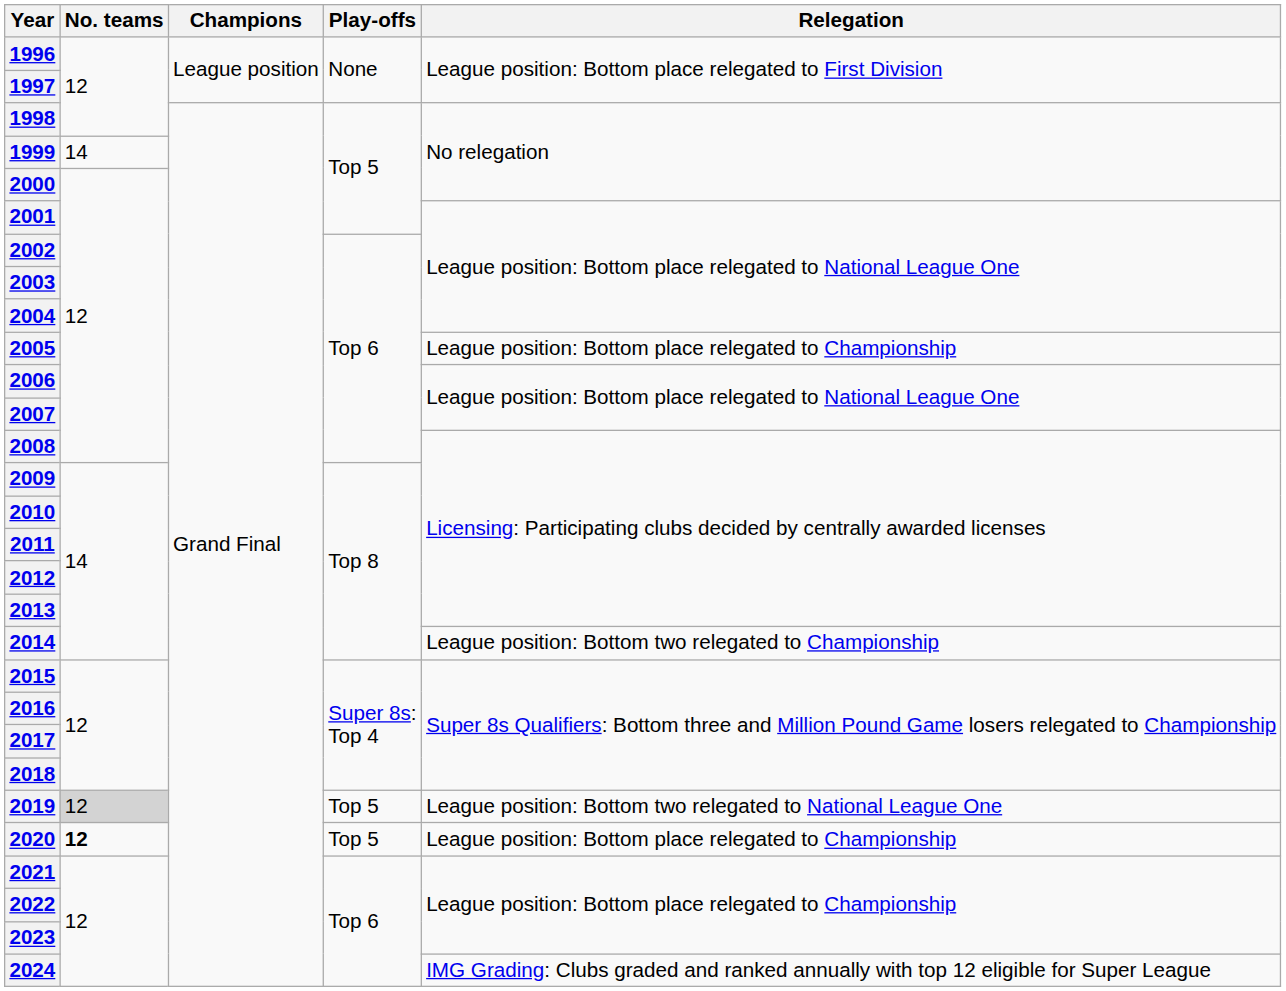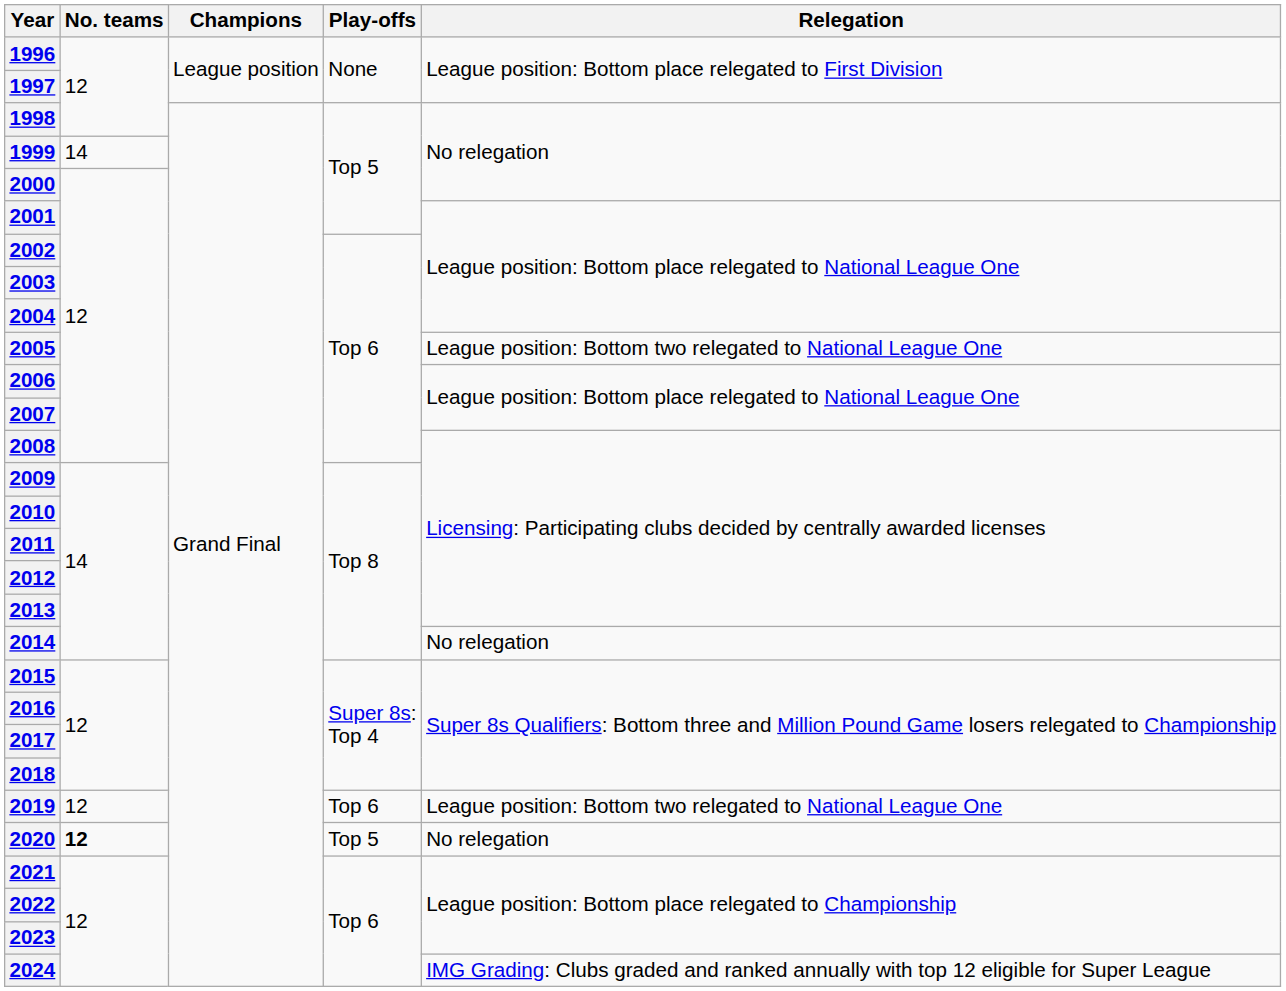(691, 348) League position: Bottom place relegated to Championship -> (714, 348) League position: Bottom two relegated to National League One
(683, 642) League position: Bottom two relegated to Championship -> (488, 642) No relegation
(76, 806) lightgrey background -> (76, 806) no background
(353, 806) Top 5 -> (353, 806) Top 6
(691, 839) League position: Bottom place relegated to Championship -> (488, 839) No relegation
